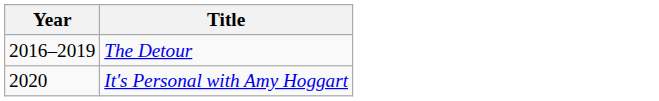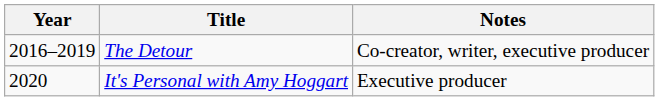+ column: (503, 19)
